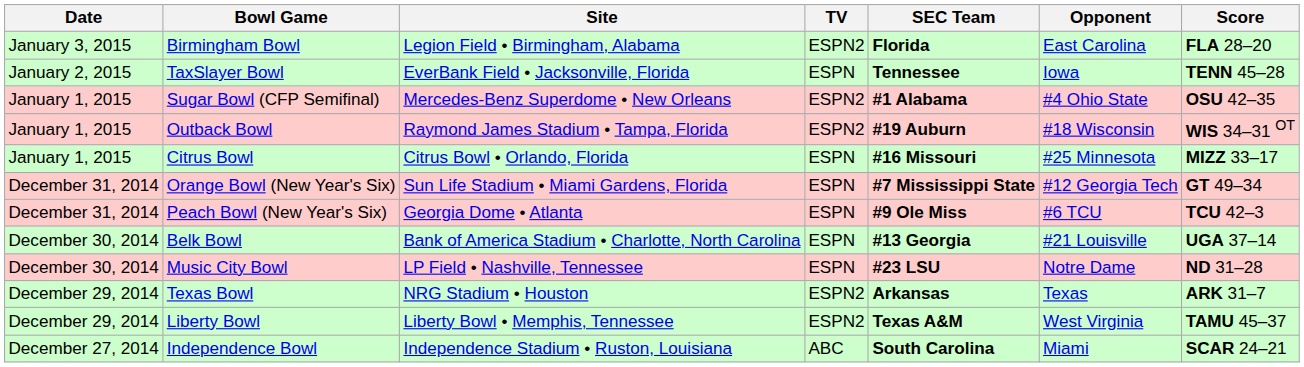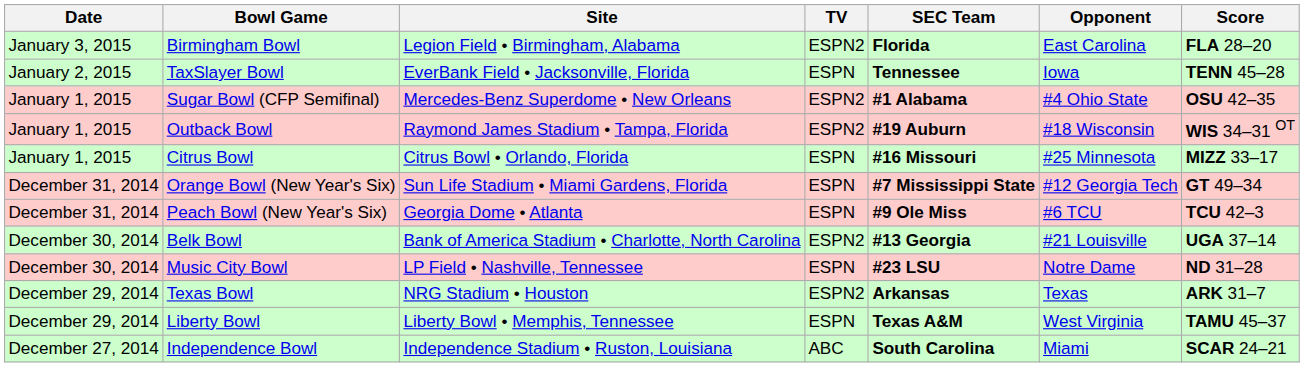(832, 239) ESPN -> (836, 239) ESPN2
(836, 321) ESPN2 -> (832, 321) ESPN
